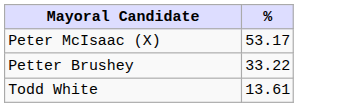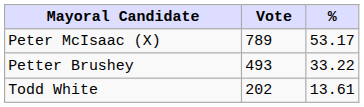+ column: (274, 17)
